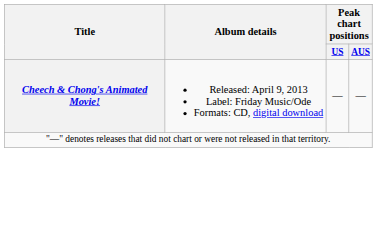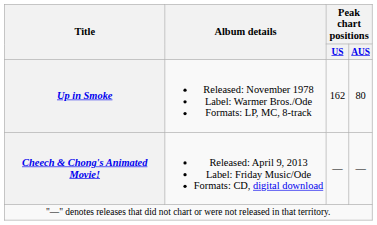+ row: (85, 96)
